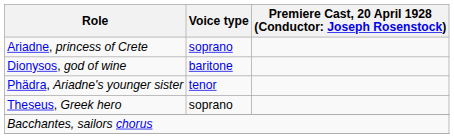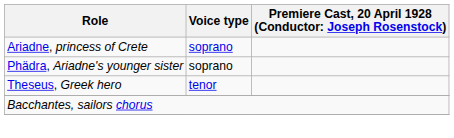- row: (67, 66)
(203, 85) tenor -> (211, 66) soprano
(211, 104) soprano -> (203, 85) tenor
